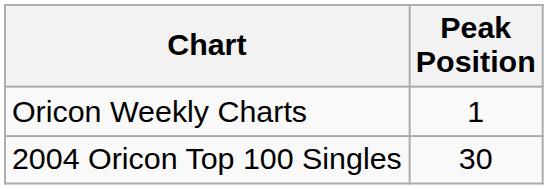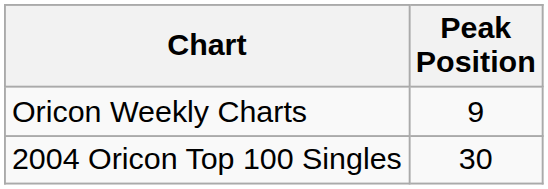(476, 111) 1 -> (476, 111) 9
